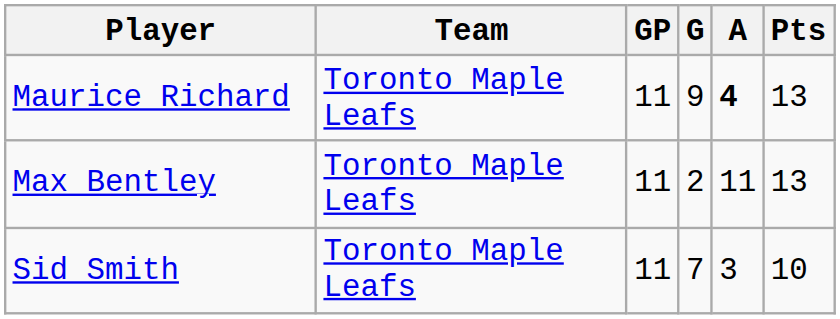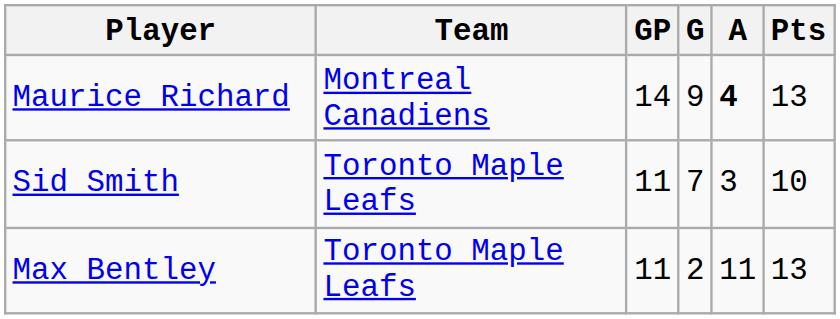(444, 98) Toronto Maple Leafs -> (407, 98) Montreal Canadiens
(653, 98) 11 -> (653, 98) 14
rows swapped: (114, 184) <-> (96, 270)
